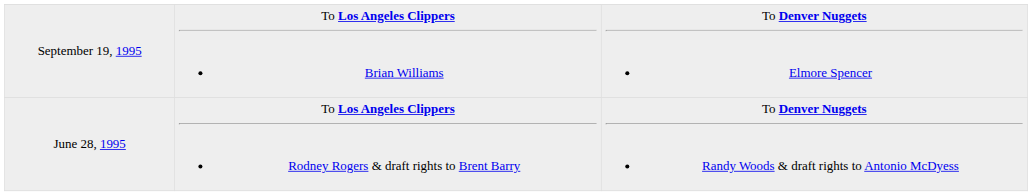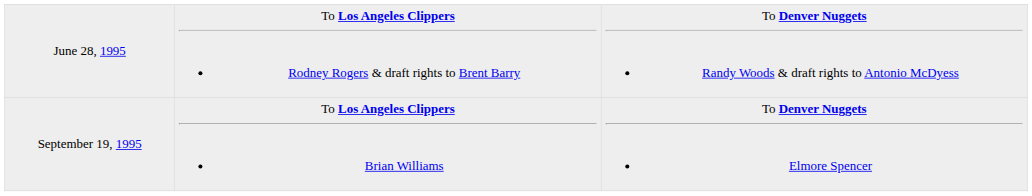rows swapped: (90, 144) <-> (90, 51)
